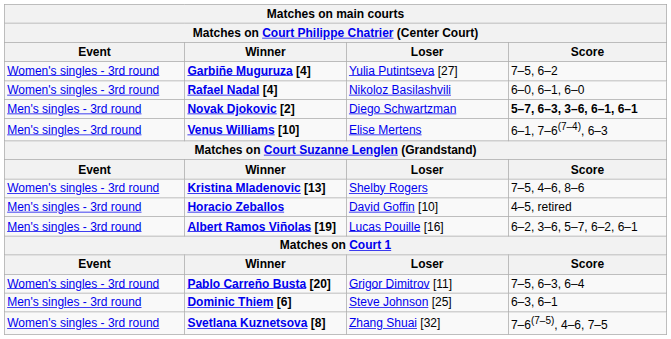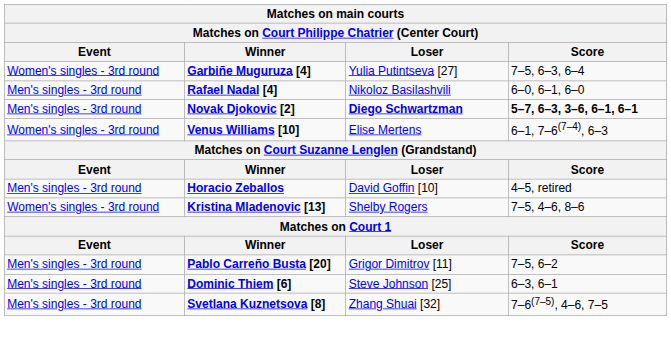(534, 71) 7–5, 6–2 -> (548, 71) 7–5, 6–3, 6–4
(83, 90) Women's singles - 3rd round -> (74, 90) Men's singles - 3rd round
(403, 109) normal -> (406, 109) bold
(74, 129) Men's singles - 3rd round -> (83, 129) Women's singles - 3rd round
rows swapped: (236, 207) <-> (256, 188)
- row: (262, 226)
(83, 283) Women's singles - 3rd round -> (74, 264) Men's singles - 3rd round
(548, 283) 7–5, 6–3, 6–4 -> (534, 264) 7–5, 6–2
(83, 323) Women's singles - 3rd round -> (74, 304) Men's singles - 3rd round
